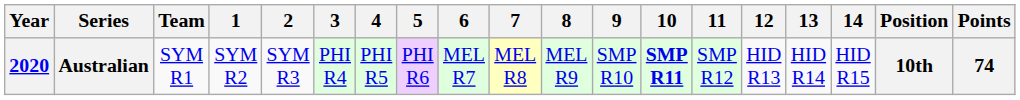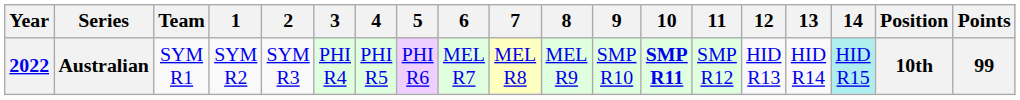(29, 65) 2020 -> (29, 65) 2022
(853, 65) no background -> (853, 65) paleturquoise background
(984, 65) 74 -> (984, 65) 99
